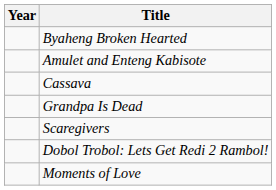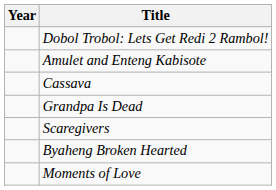rows swapped: (115, 38) <-> (156, 151)
